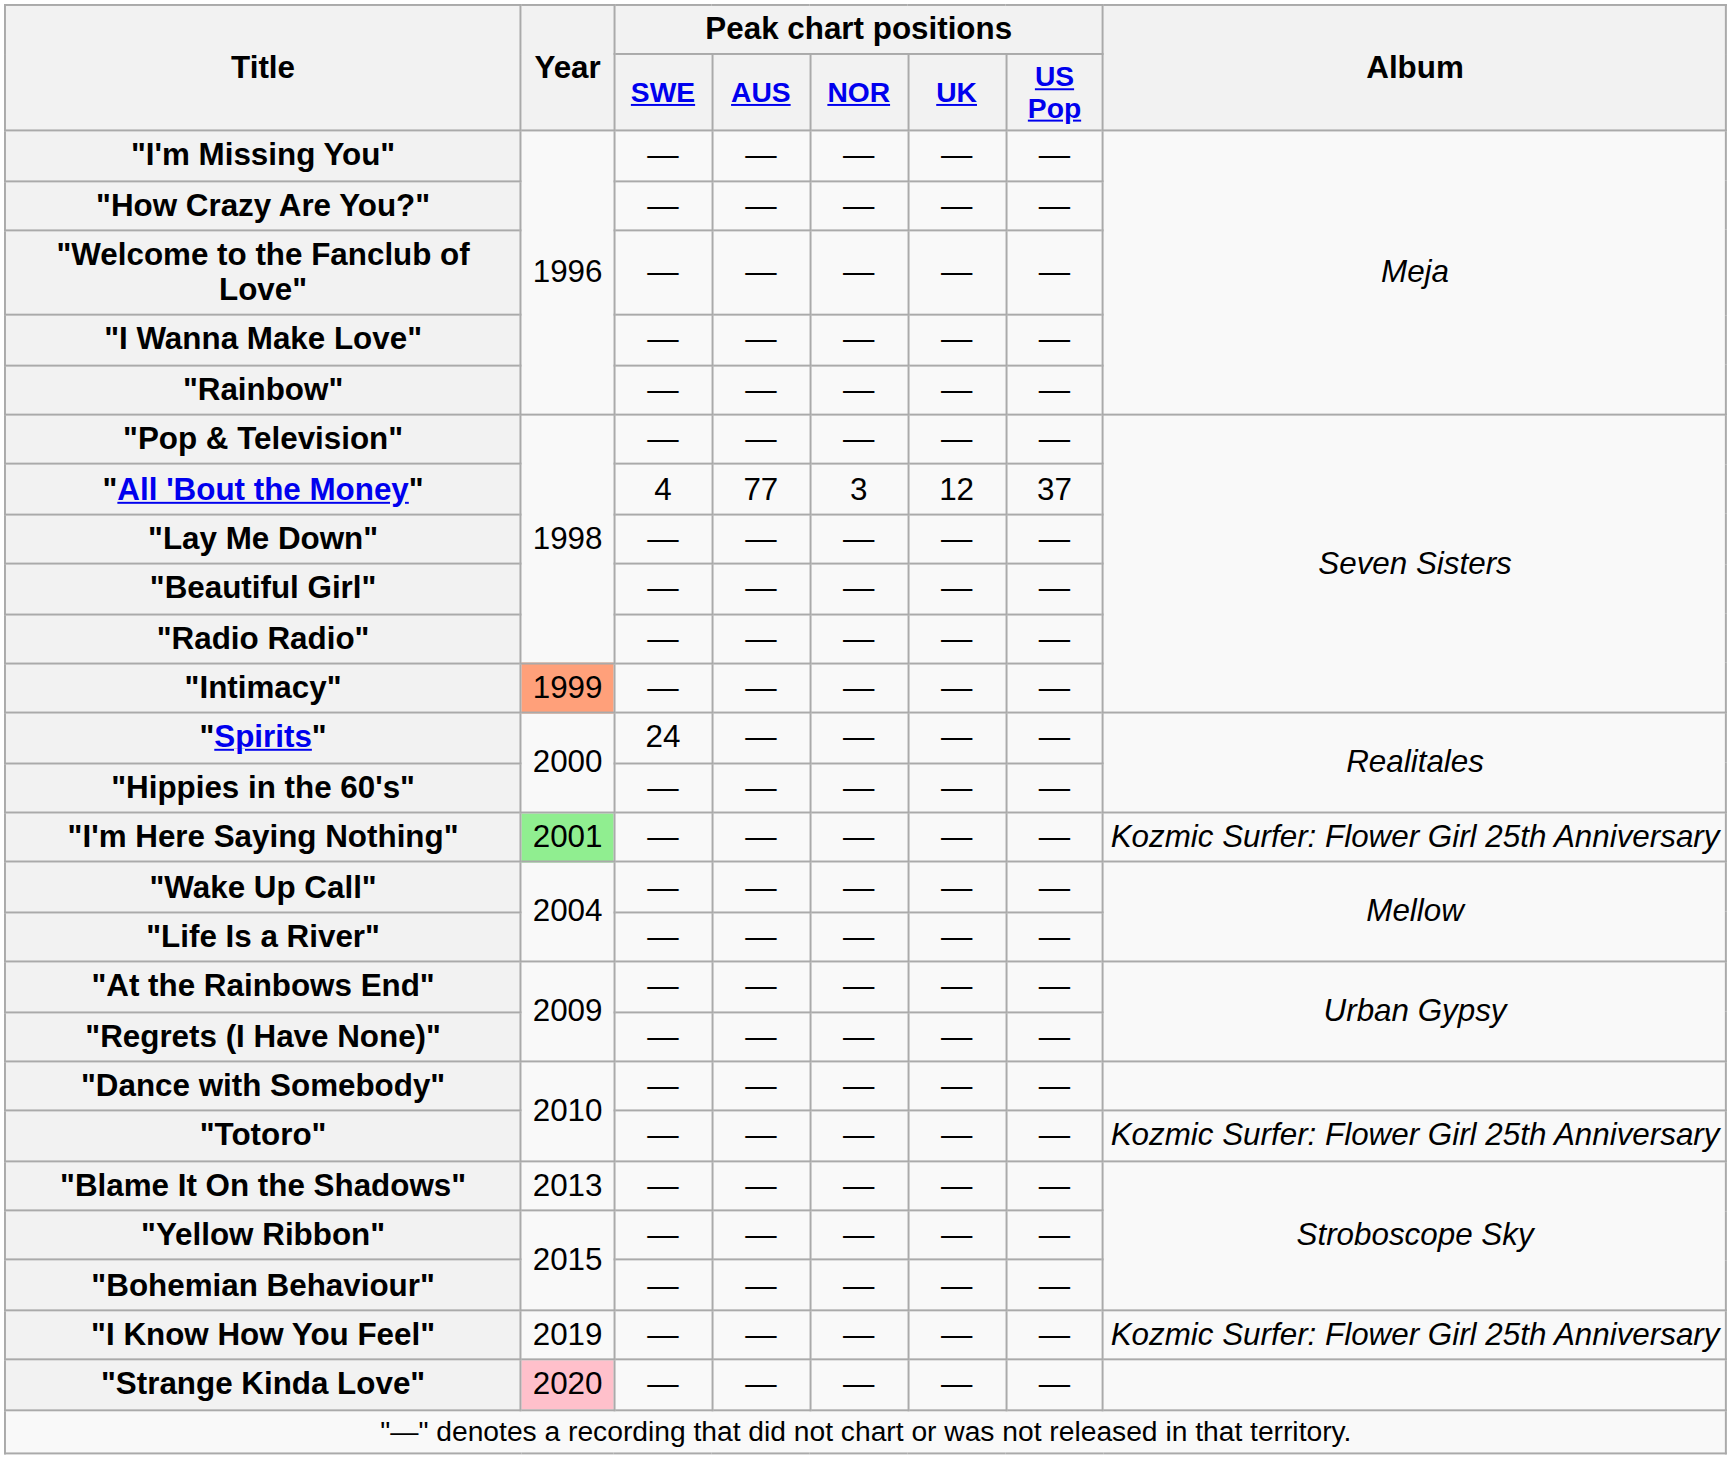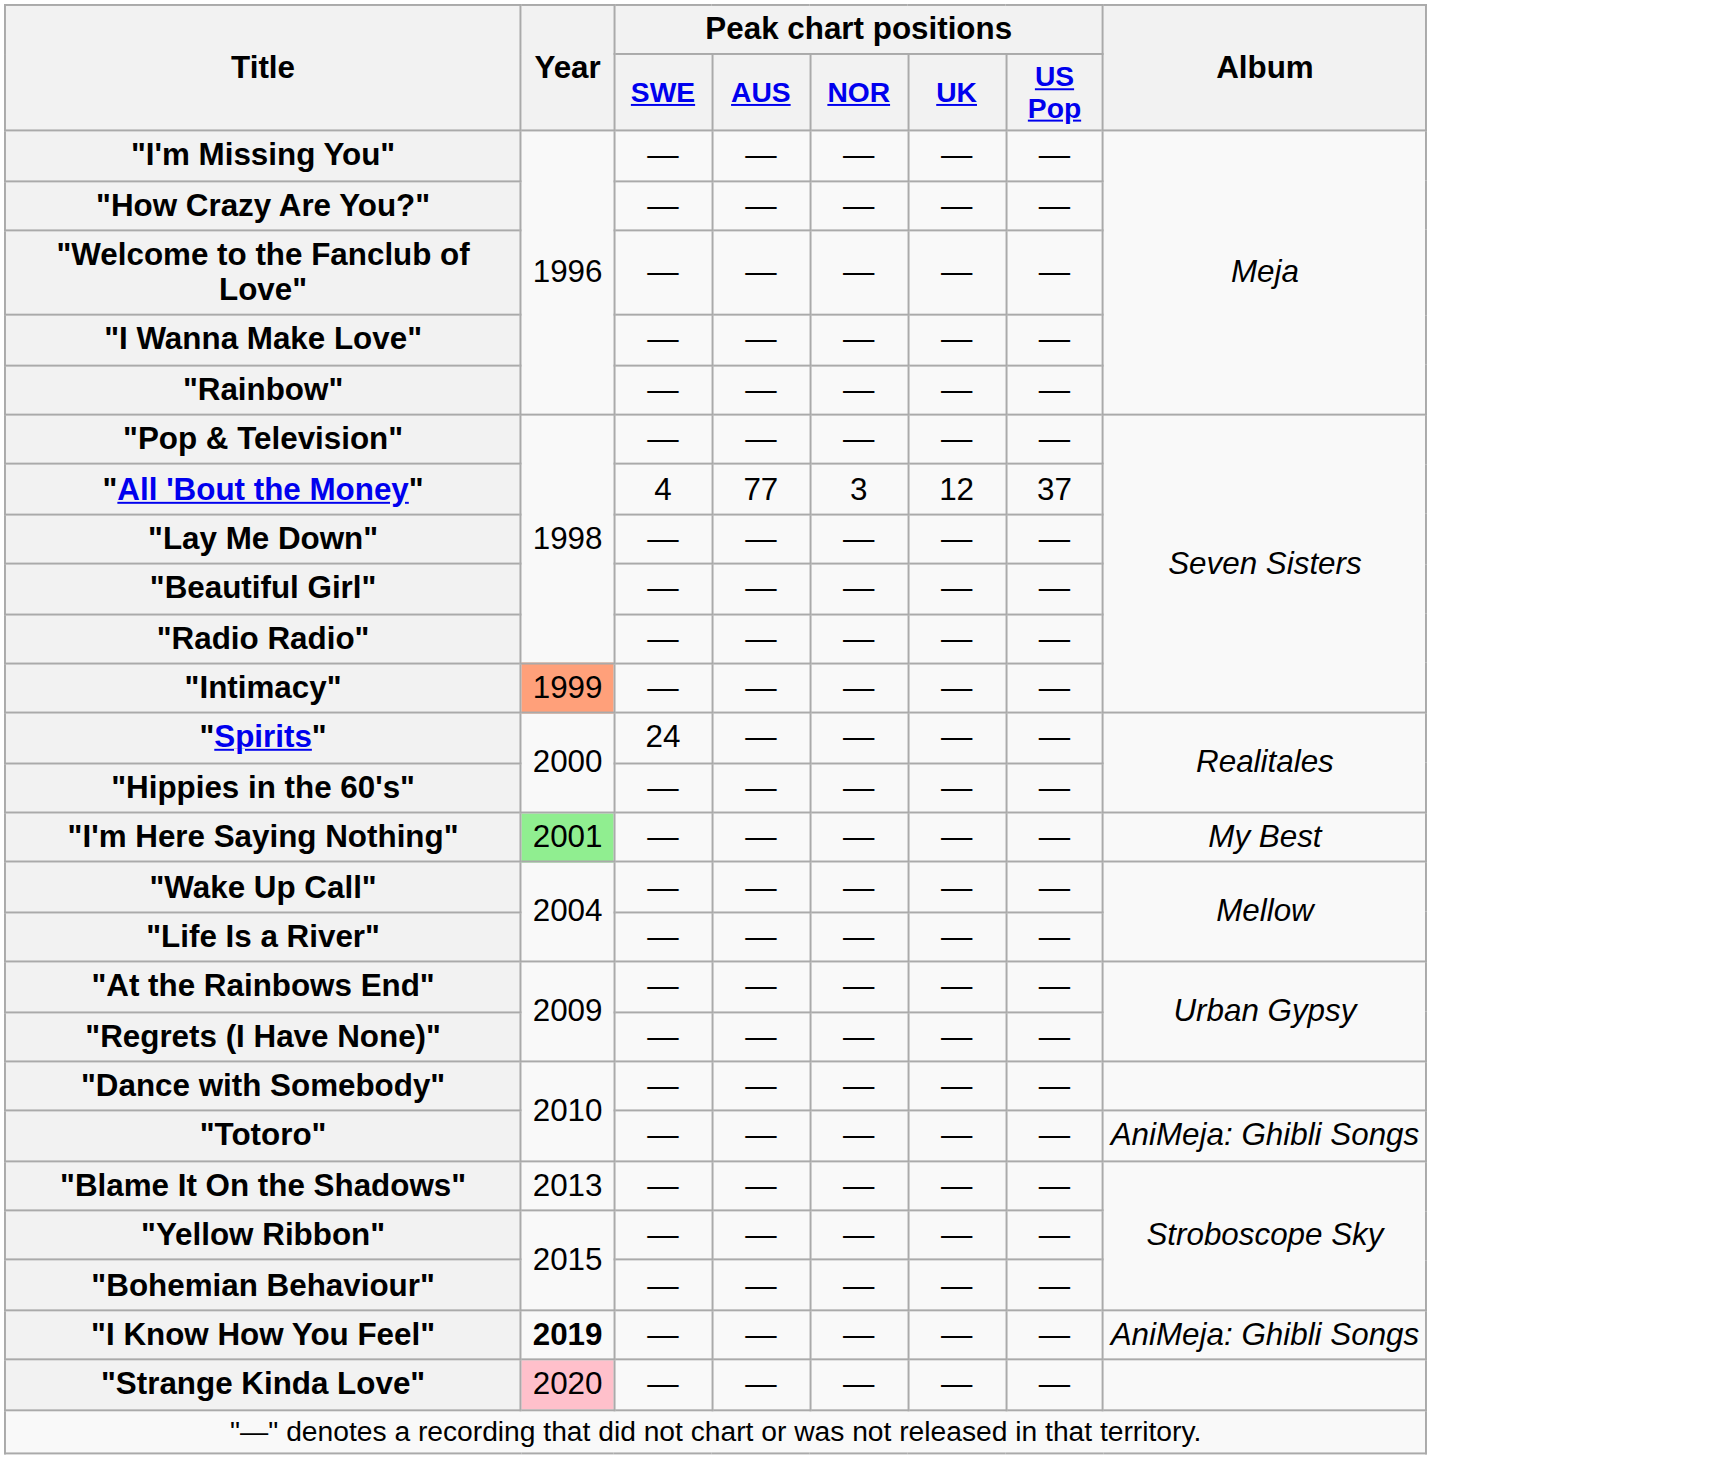(1415, 836) Kozmic Surfer: Flower Girl 25th Anniversary -> (1265, 836) My Best
(1415, 1135) Kozmic Surfer: Flower Girl 25th Anniversary -> (1265, 1135) AniMeja: Ghibli Songs
(568, 1334) normal -> (568, 1334) bold
(1415, 1334) Kozmic Surfer: Flower Girl 25th Anniversary -> (1265, 1334) AniMeja: Ghibli Songs
